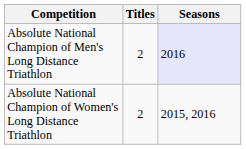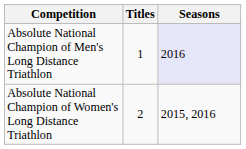(140, 53) 2 -> (140, 53) 1
